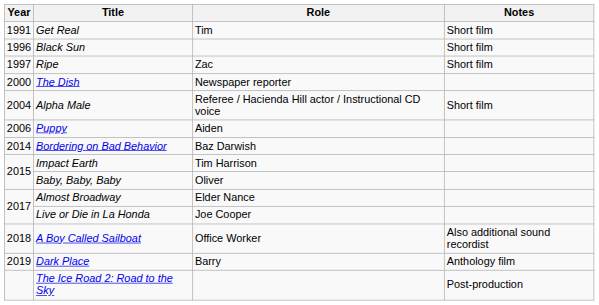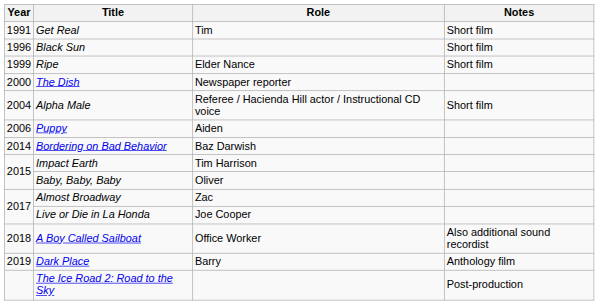(19, 64) 1997 -> (19, 64) 1999
(204, 64) Zac -> (225, 64) Elder Nance
(225, 197) Elder Nance -> (204, 197) Zac
